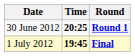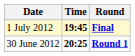rows swapped: (33, 28) <-> (30, 43)
